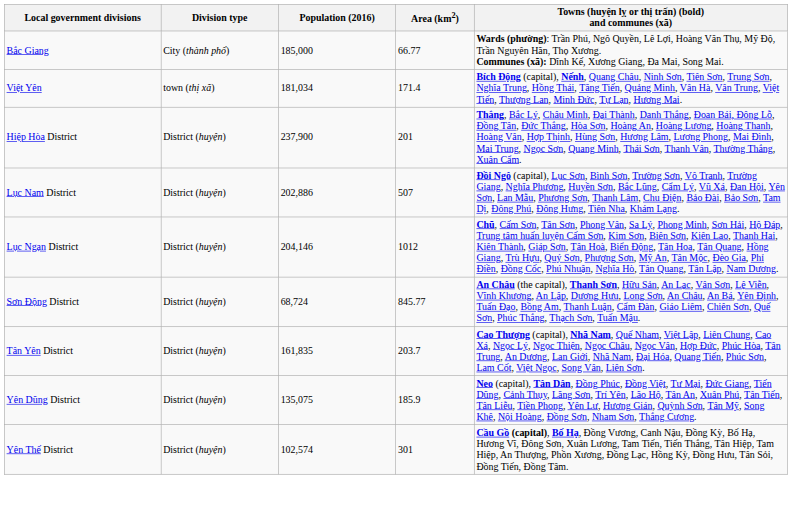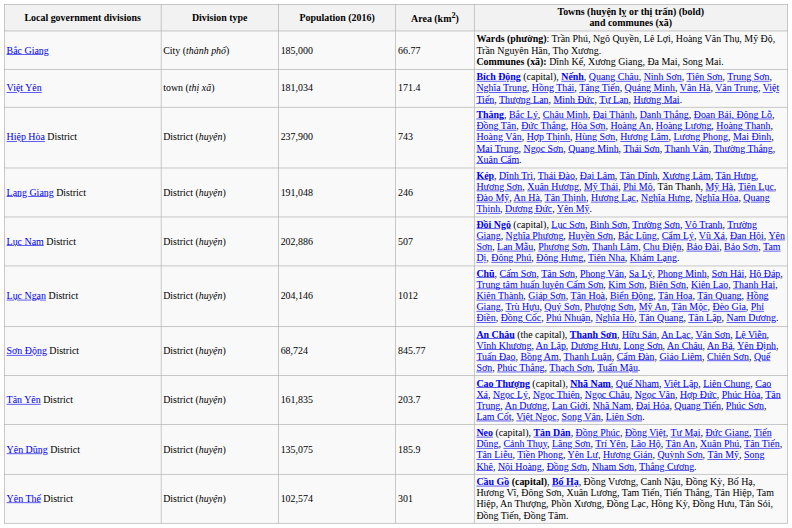(406, 137) 201 -> (406, 137) 743
+ row: (46, 192)
